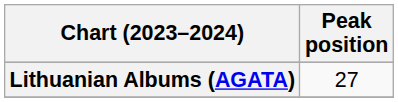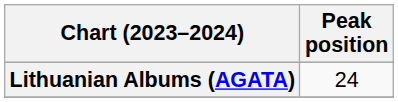(347, 79) 27 -> (347, 79) 24
